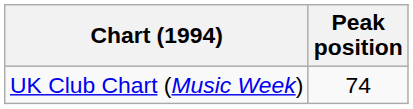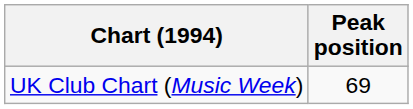(358, 84) 74 -> (358, 84) 69
